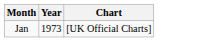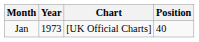+ column: (174, 12)
